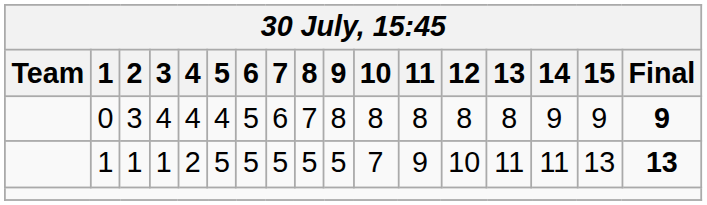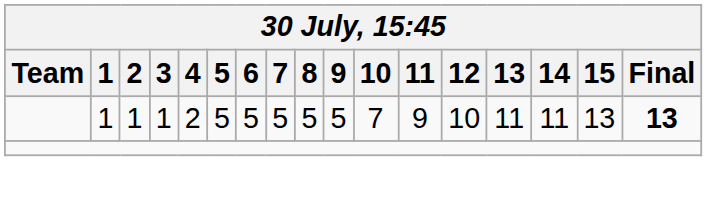- row: (105, 118)
